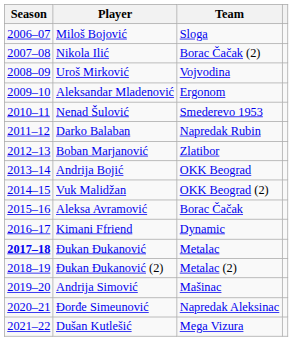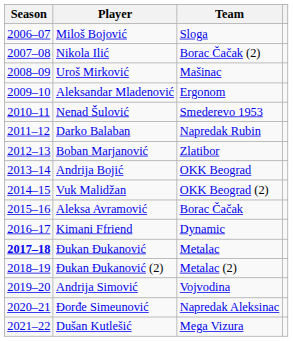(205, 72) Vojvodina -> (201, 72) Mašinac
(201, 287) Mašinac -> (205, 287) Vojvodina
